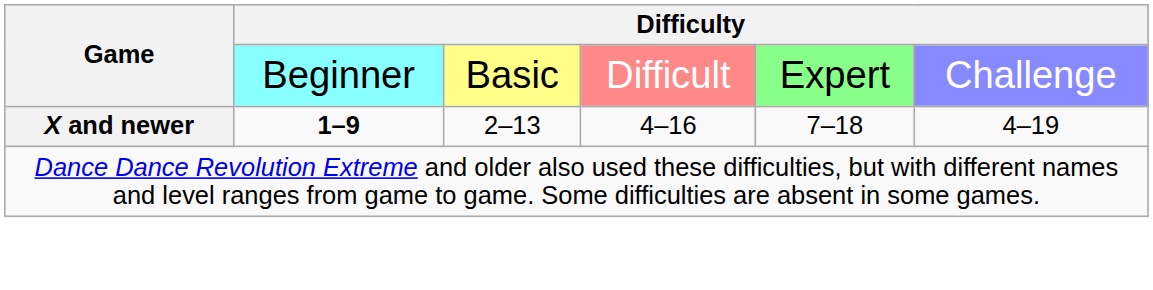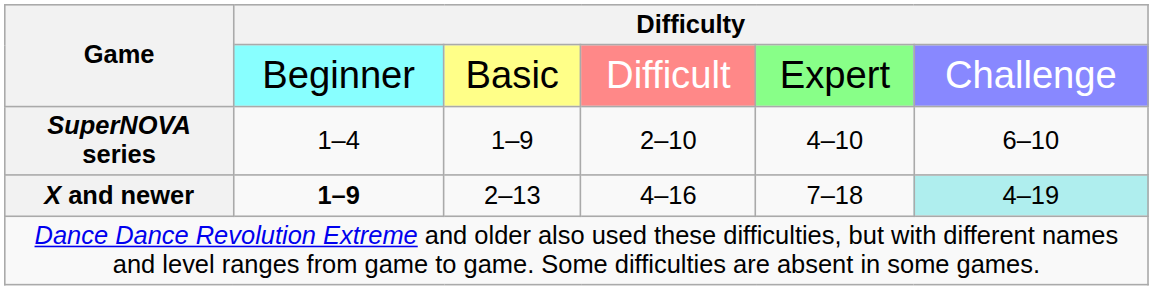+ row: (119, 140)
(1031, 126) no background -> (1031, 195) paleturquoise background
